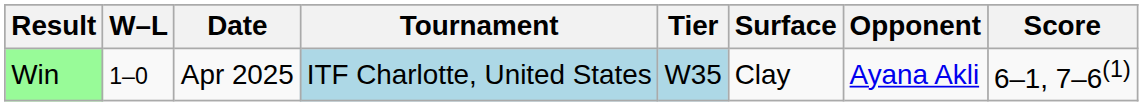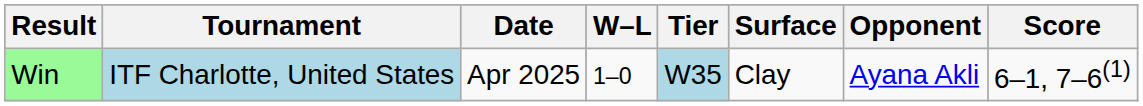columns swapped: (139, 26) <-> (479, 26)
